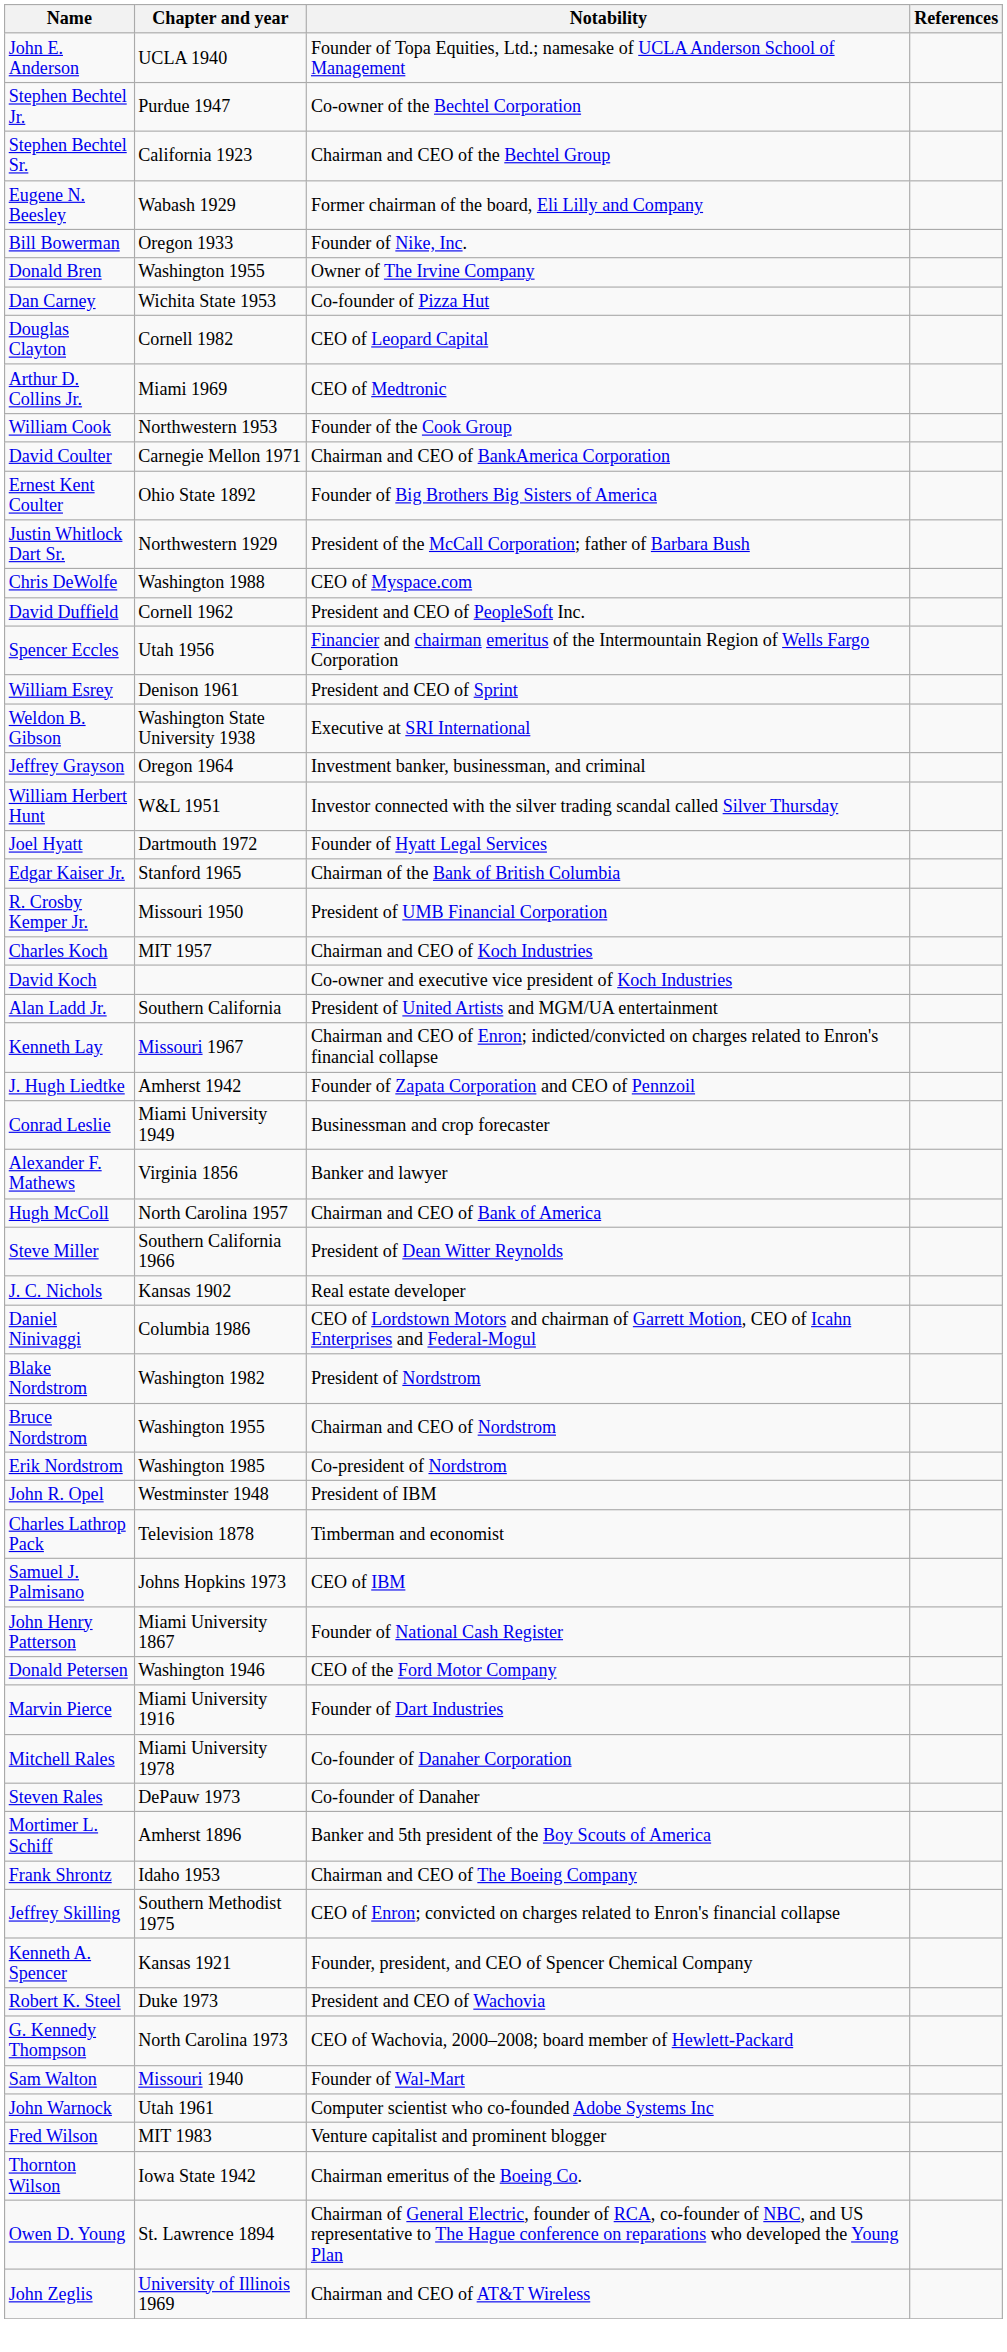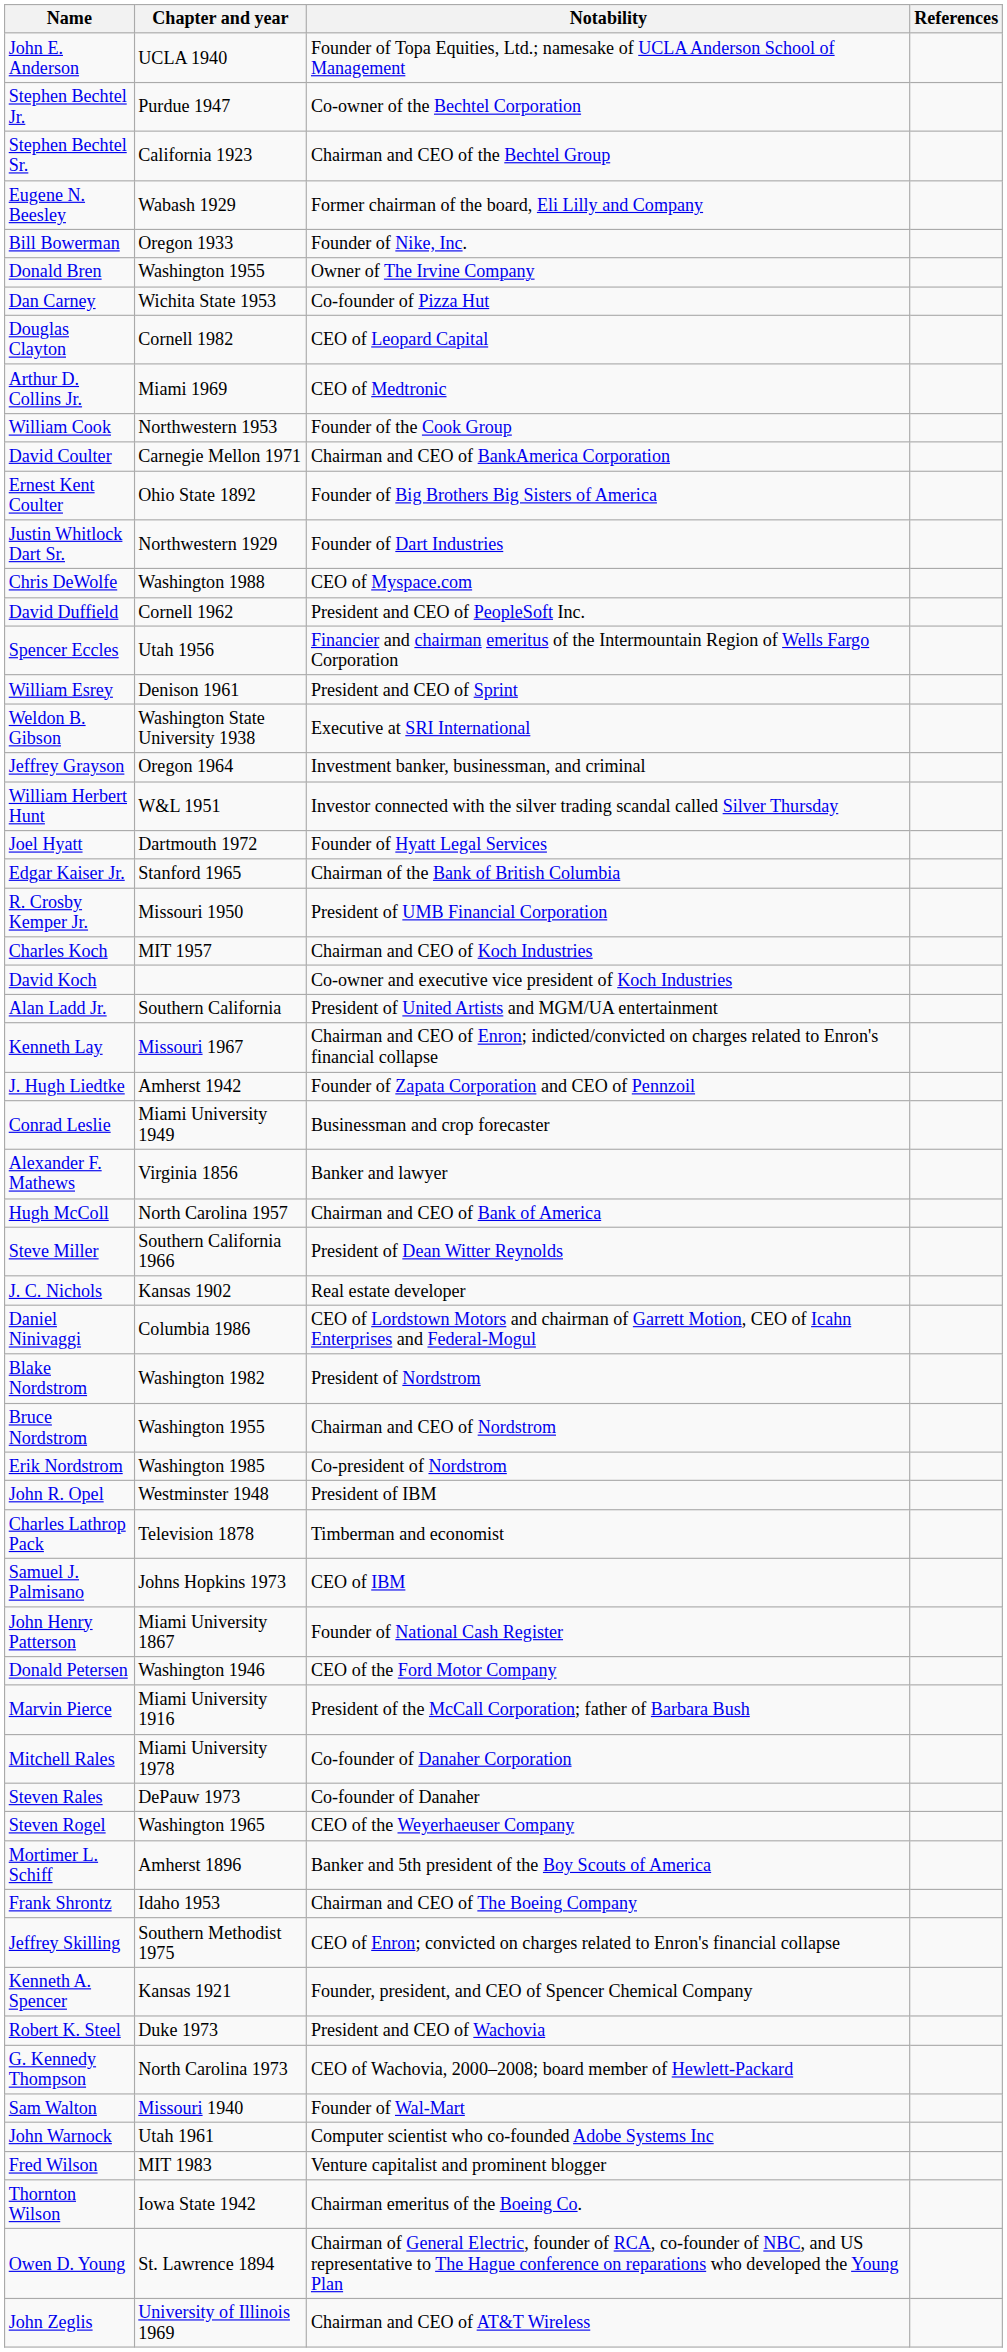(530, 544) President of the McCall Corporation; father of Barbara Bush -> (407, 544) Founder of Dart Industries
(407, 1709) Founder of Dart Industries -> (530, 1709) President of the McCall Corporation; father of Barbara Bush
+ row: (57, 1825)
